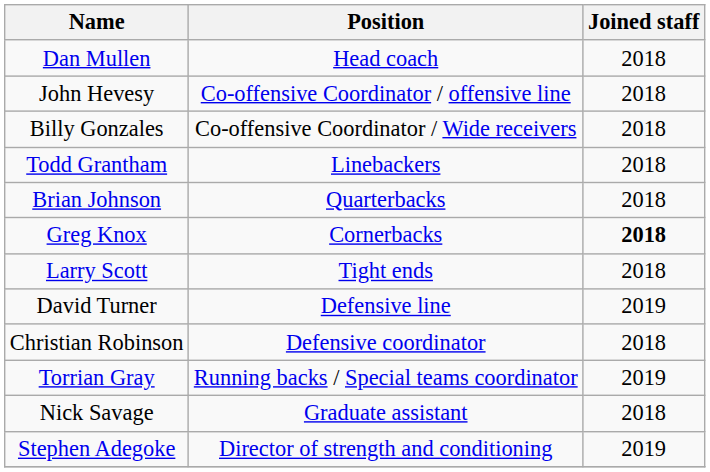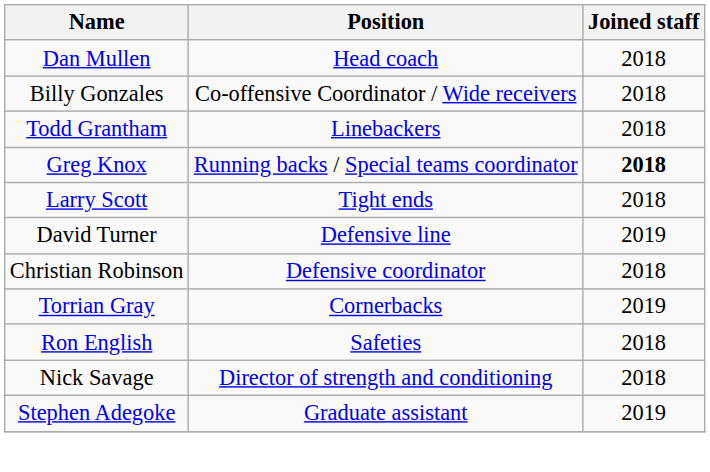- row: (97, 93)
- row: (97, 199)
(386, 235) Cornerbacks -> (386, 164) Running backs / Special teams coordinator
(386, 377) Running backs / Special teams coordinator -> (386, 306) Cornerbacks
+ row: (97, 341)
(386, 413) Graduate assistant -> (386, 377) Director of strength and conditioning
(386, 448) Director of strength and conditioning -> (386, 413) Graduate assistant
